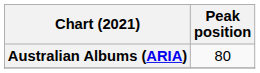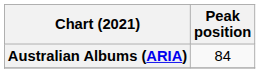(223, 56) 80 -> (223, 56) 84
